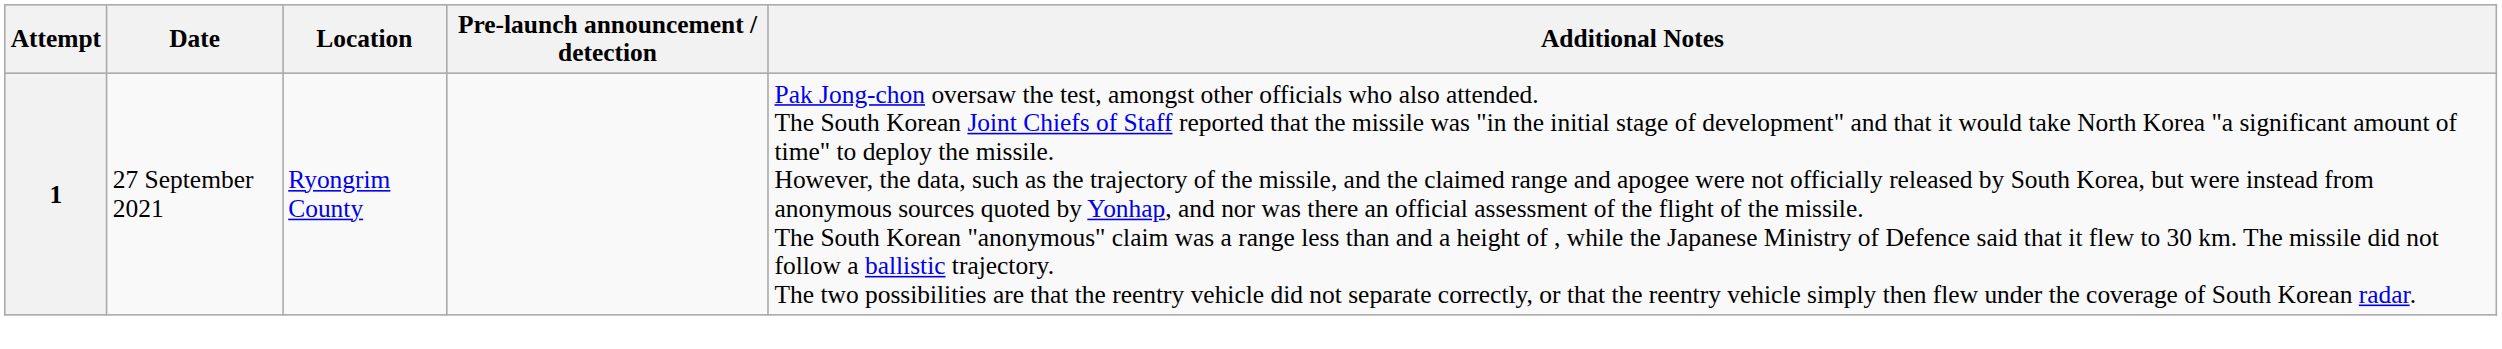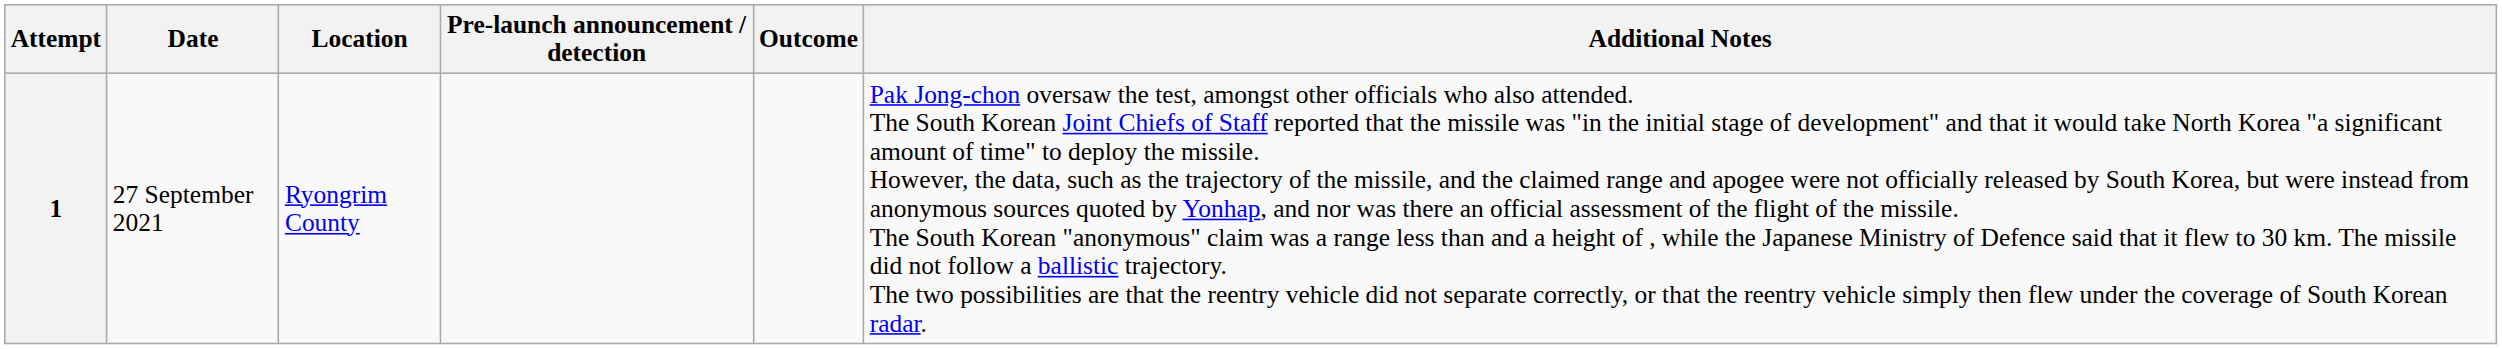+ column: (809, 38)
